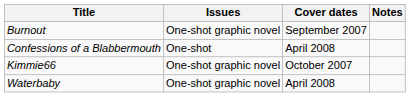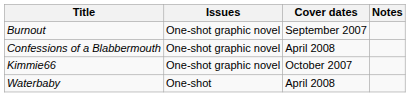(189, 48) One-shot -> (223, 48) One-shot graphic novel
(223, 83) One-shot graphic novel -> (189, 83) One-shot
